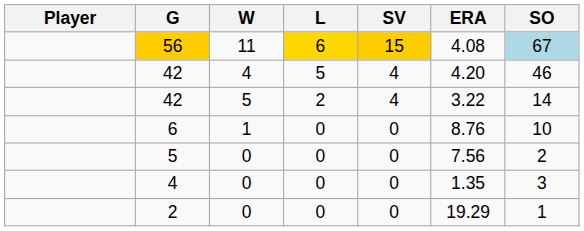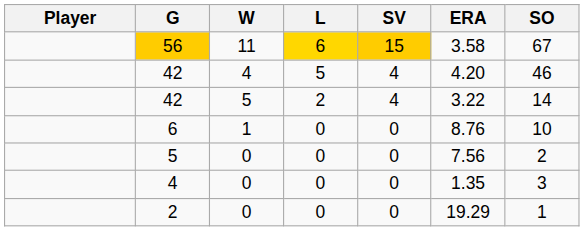(468, 45) 4.08 -> (468, 45) 3.58
(542, 45) lightblue background -> (542, 45) no background
